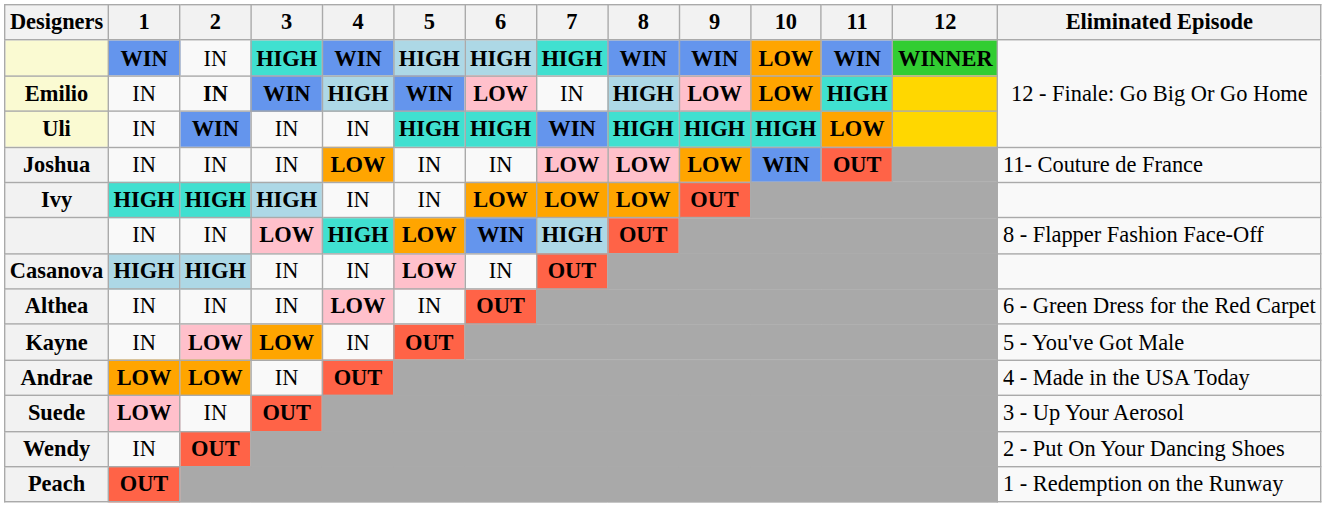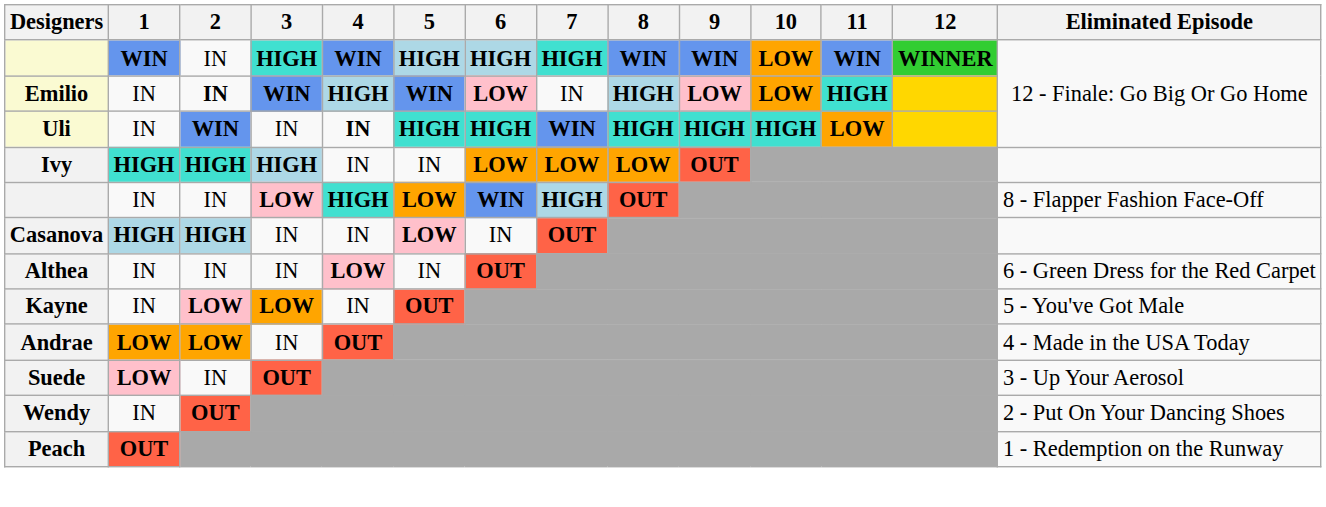(358, 128) normal -> (358, 128) bold
- row: (57, 164)
